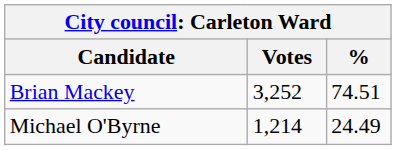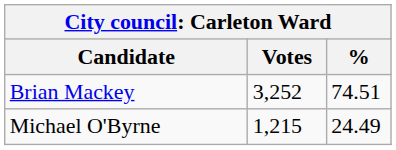(277, 126) 1,214 -> (277, 126) 1,215
